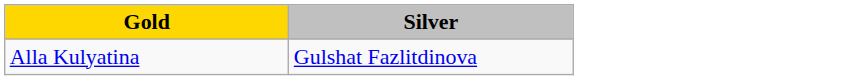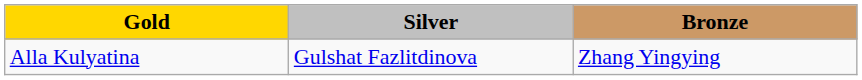+ column: (715, 21)
